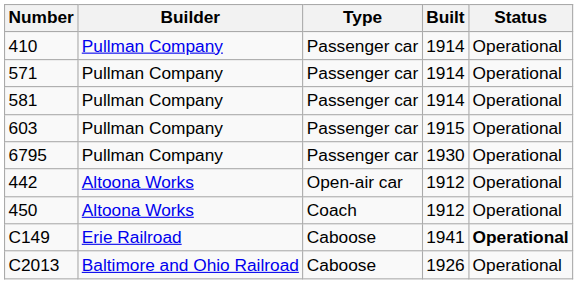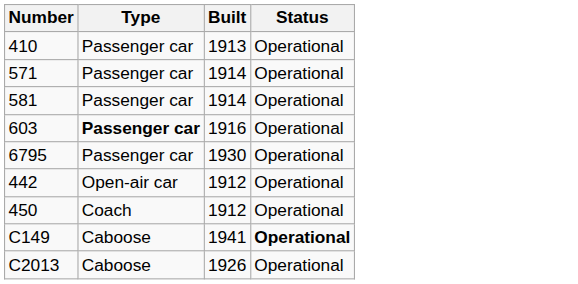- column: (190, 18)
(445, 45) 1914 -> (227, 45) 1913
(363, 127) normal -> (141, 127) bold
(445, 127) 1915 -> (227, 127) 1916
